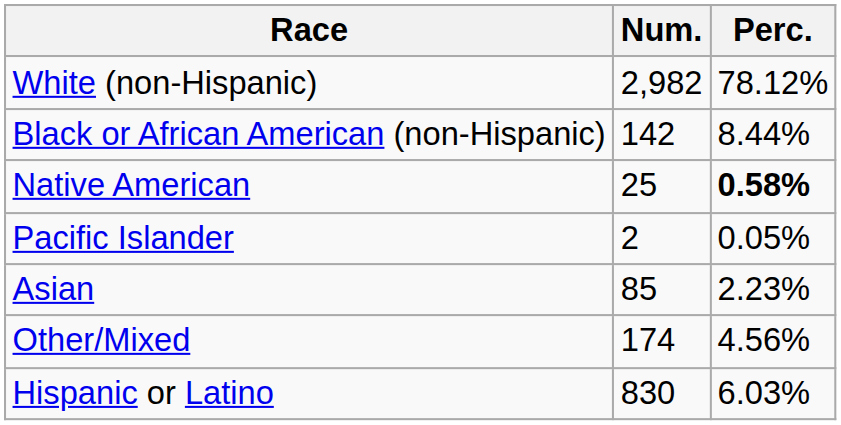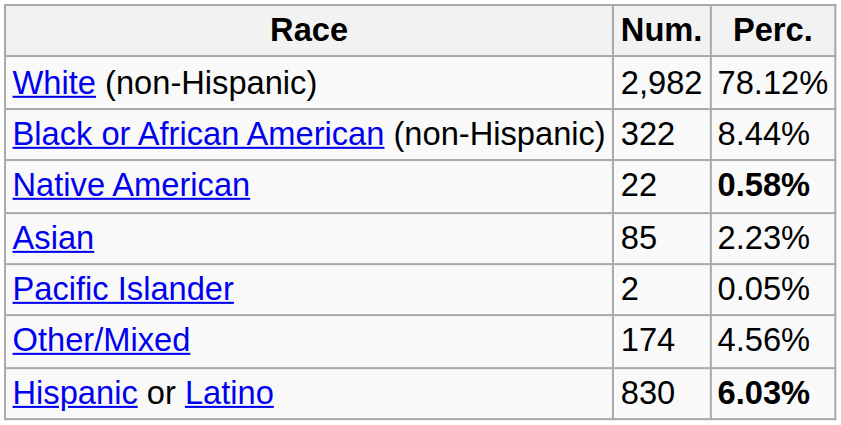(648, 133) 142 -> (648, 133) 322
(639, 185) 25 -> (639, 185) 22
rows swapped: (53, 289) <-> (123, 237)
(764, 392) normal -> (764, 392) bold
